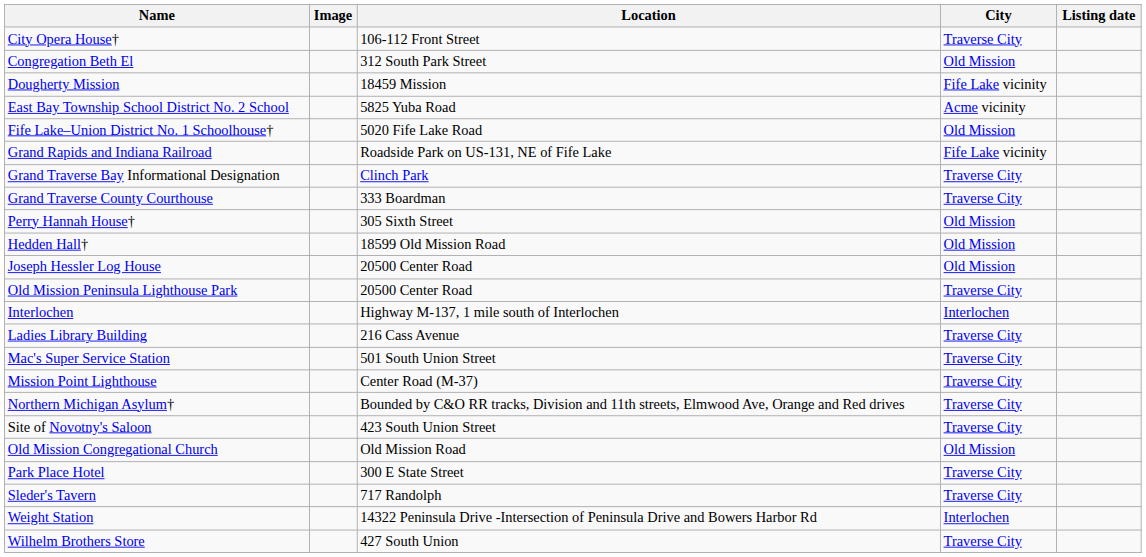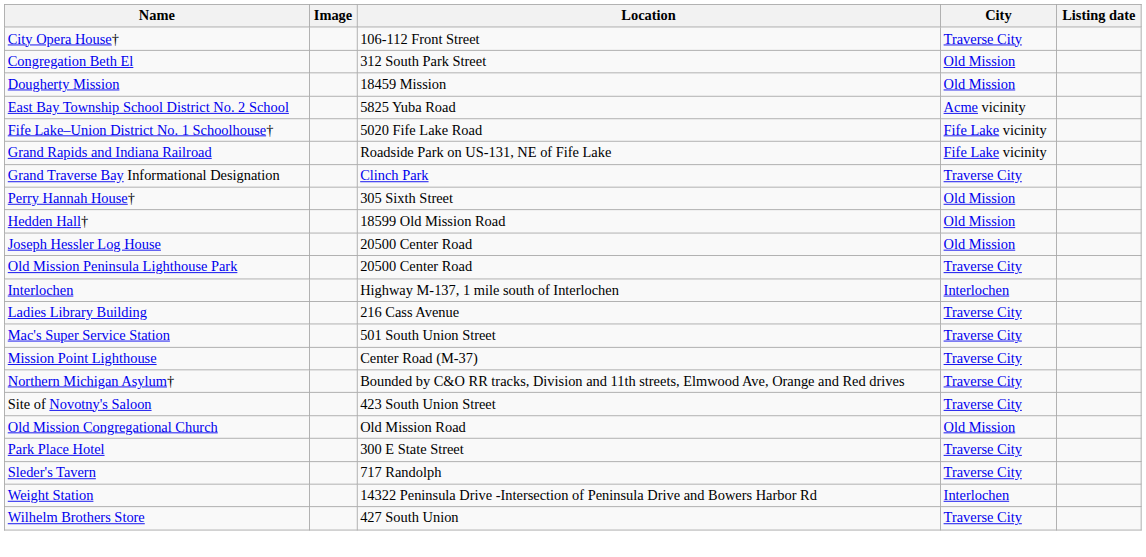(995, 84) Fife Lake vicinity -> (979, 84) Old Mission
(979, 130) Old Mission -> (995, 130) Fife Lake vicinity
- row: (110, 198)
